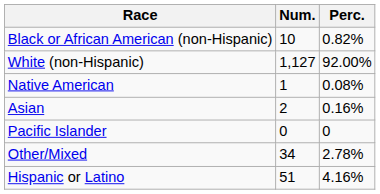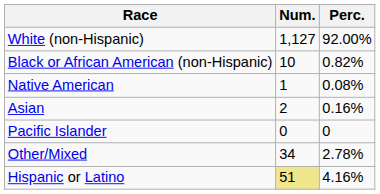rows swapped: (76, 62) <-> (140, 39)
(287, 177) no background -> (287, 177) khaki background
